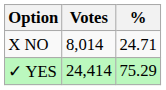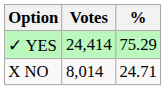rows swapped: (33, 71) <-> (28, 44)
